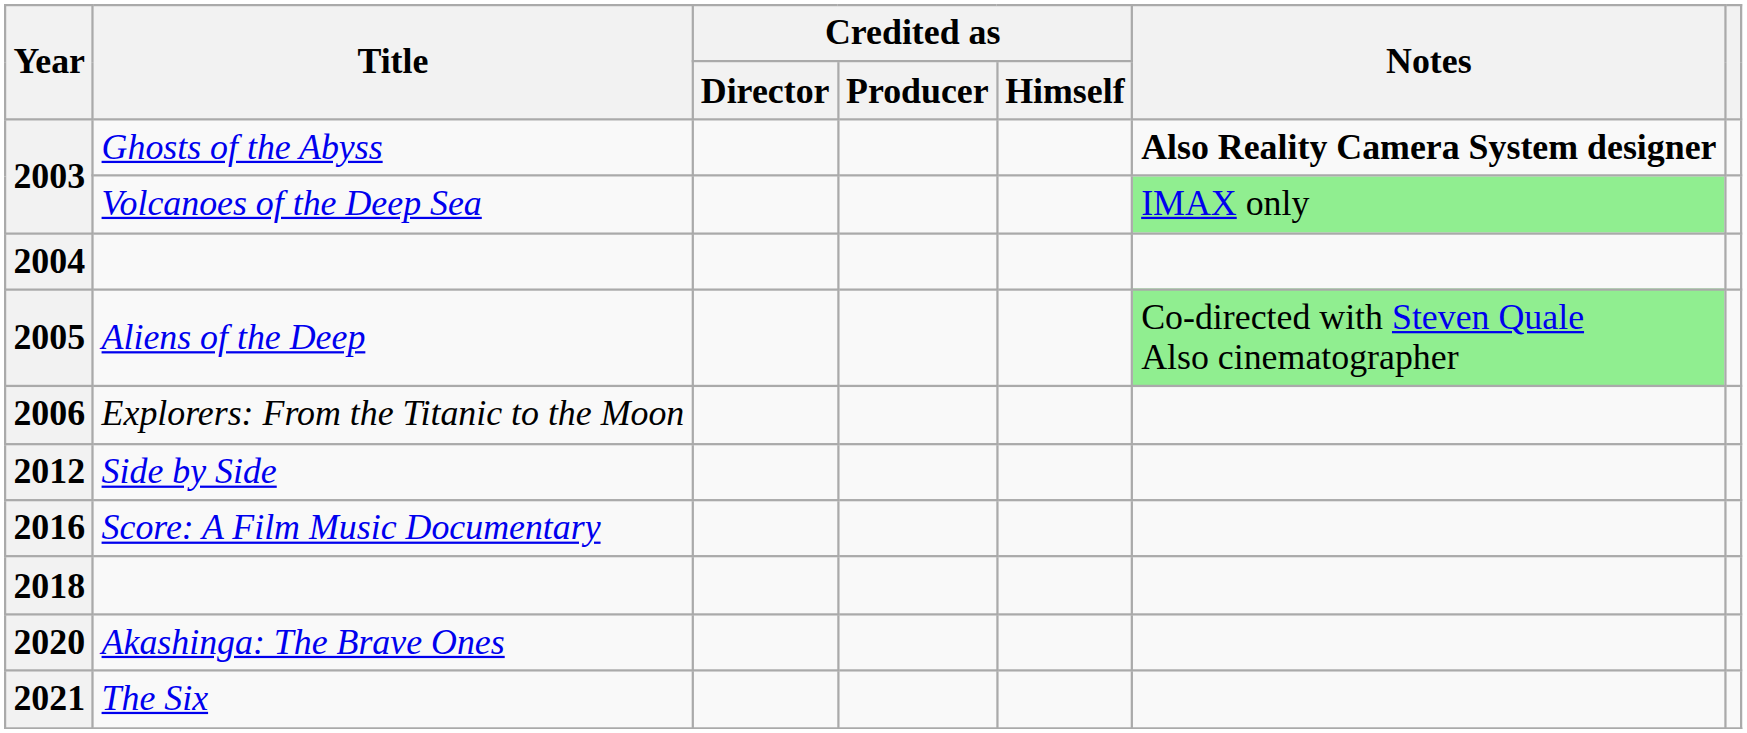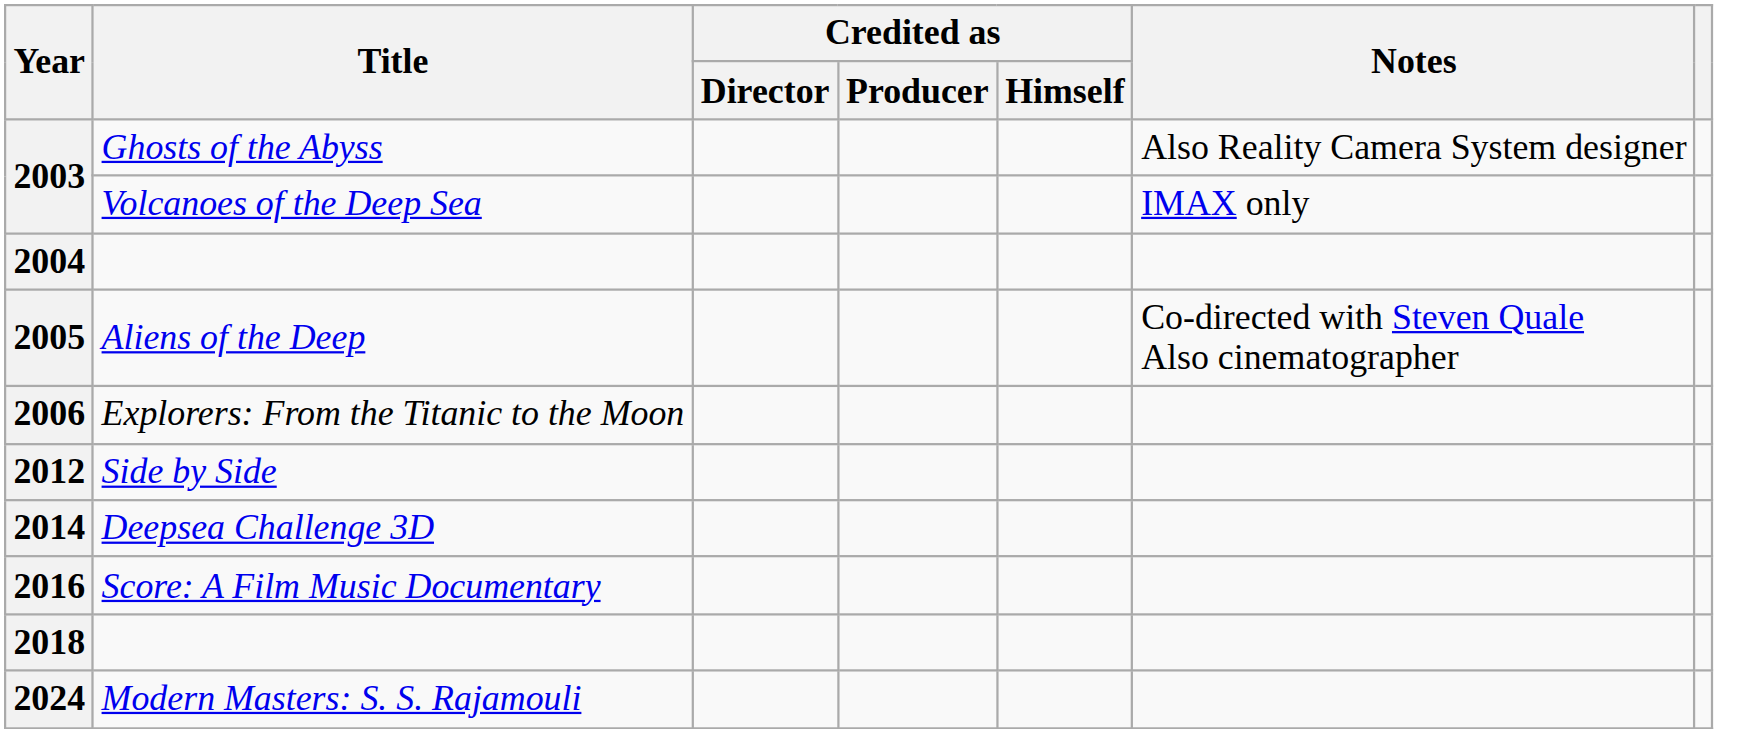(1429, 146) bold -> (1414, 146) normal
(1225, 203) lightgreen background -> (1225, 203) no background
(1363, 337) lightgreen background -> (1363, 337) no background
+ row: (49, 527)
- row: (49, 641)
- row: (49, 698)
+ row: (49, 698)
